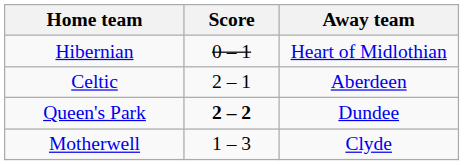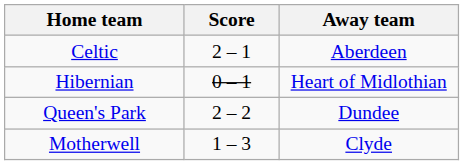rows swapped: (95, 81) <-> (94, 50)
(232, 112) bold -> (232, 112) normal
